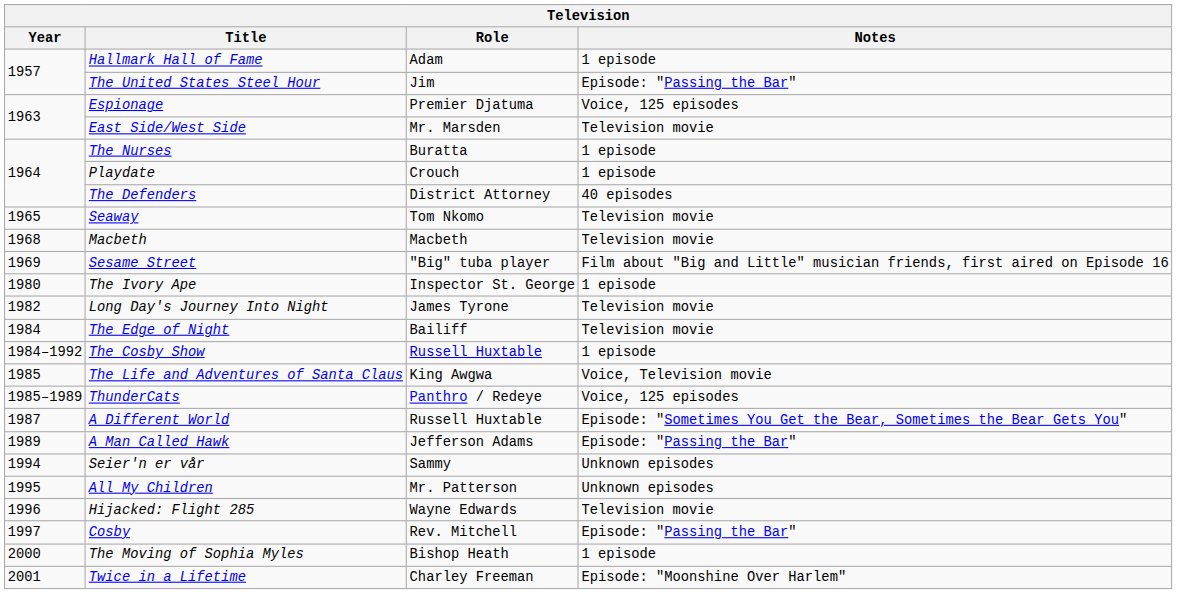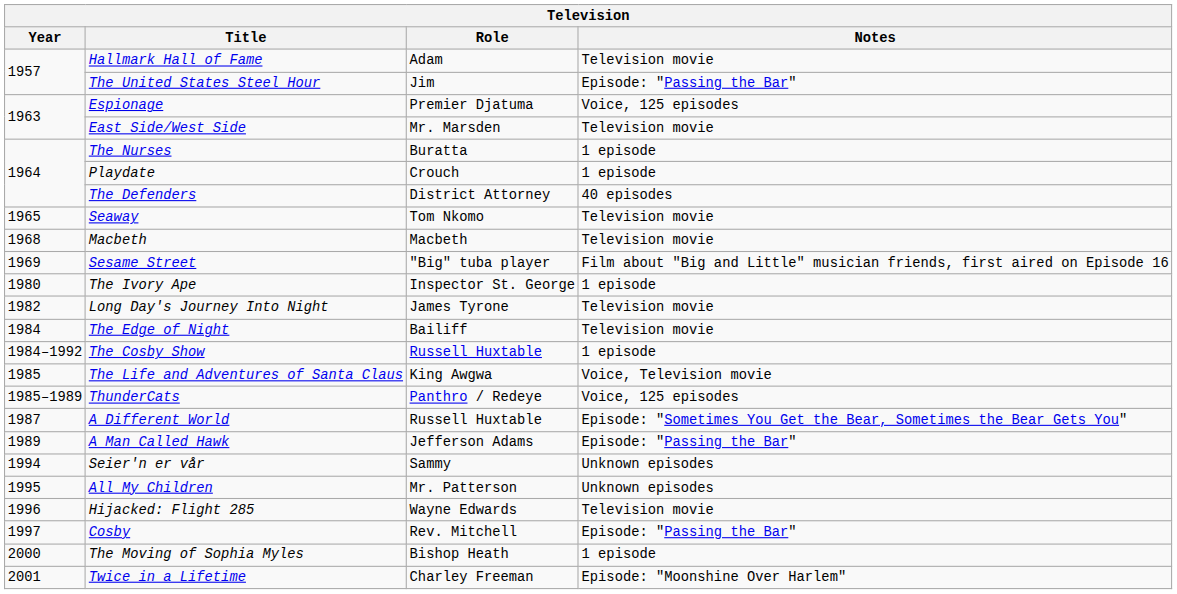(619, 61) 1 episode -> (648, 61) Television movie
